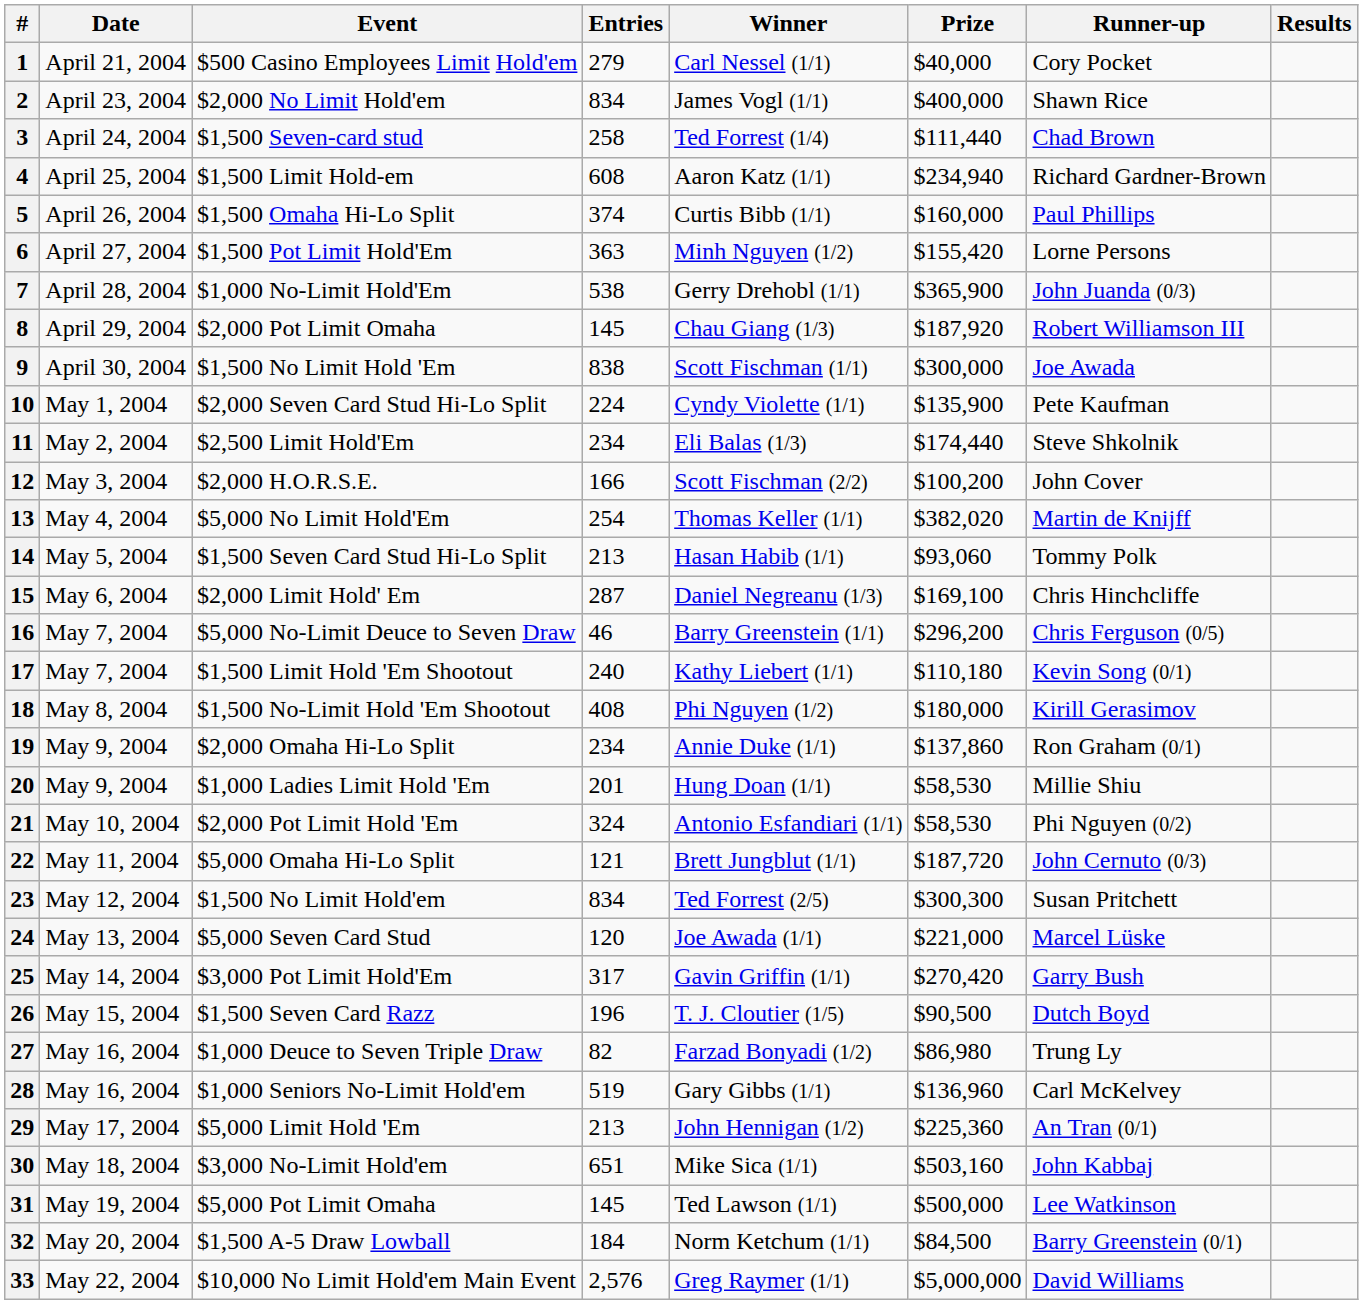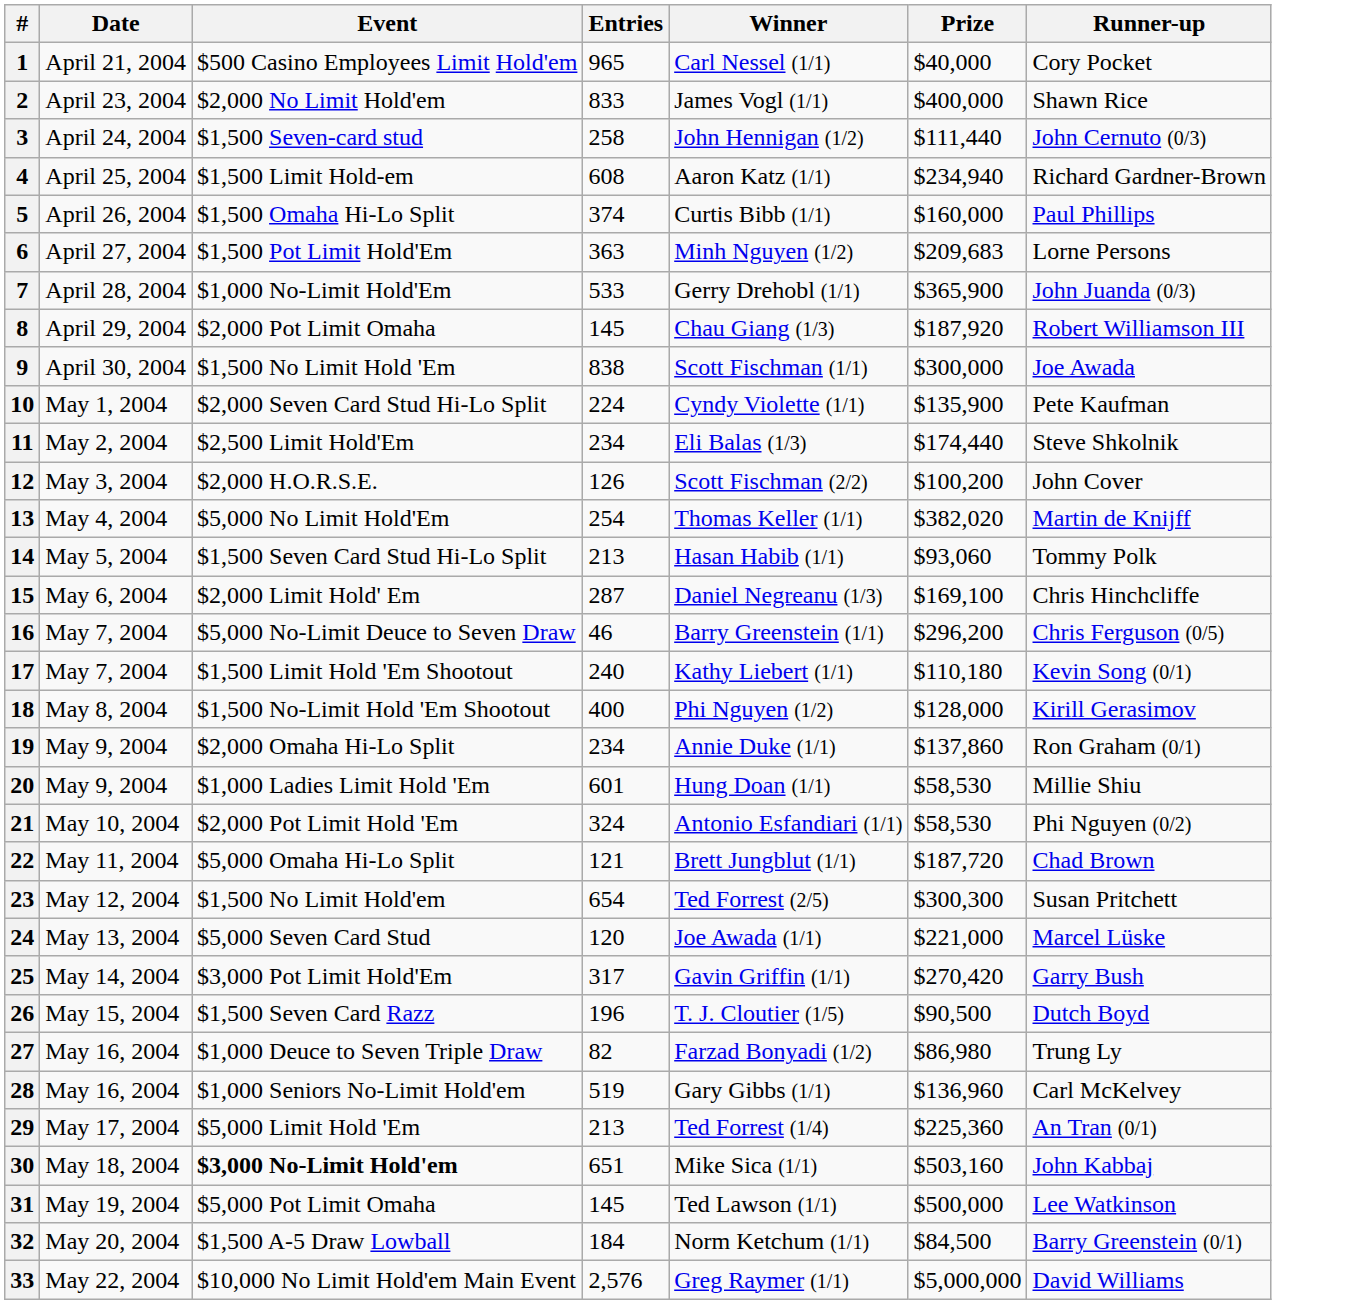- column: (1314, 23)
(606, 61) 279 -> (606, 61) 965
(606, 99) 834 -> (606, 99) 833
(751, 137) Ted Forrest (1/4) -> (769, 137) John Hennigan (1/2)
(1094, 137) Chad Brown -> (1119, 137) John Cernuto (0/3)
(958, 251) $155,420 -> (958, 251) $209,683
(606, 289) 538 -> (606, 289) 533
(606, 480) 166 -> (606, 480) 126
(606, 708) 408 -> (606, 708) 400
(958, 708) $180,000 -> (958, 708) $128,000
(606, 784) 201 -> (606, 784) 601
(1119, 860) John Cernuto (0/3) -> (1094, 860) Chad Brown
(606, 898) 834 -> (606, 898) 654
(769, 1127) John Hennigan (1/2) -> (751, 1127) Ted Forrest (1/4)
(322, 1165) normal -> (327, 1165) bold
